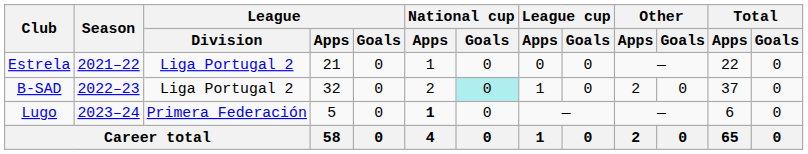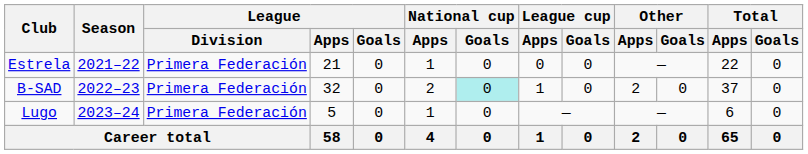(227, 65) Liga Portugal 2 -> (227, 65) Primera Federación
(227, 89) Liga Portugal 2 -> (227, 89) Primera Federación
(430, 113) bold -> (430, 113) normal
